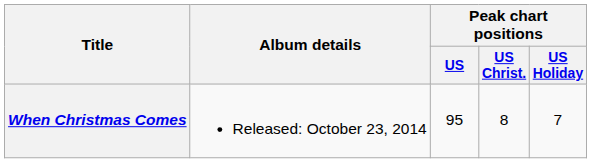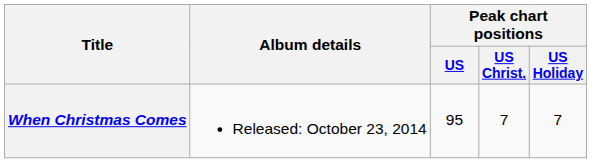(504, 120) 8 -> (504, 120) 7
